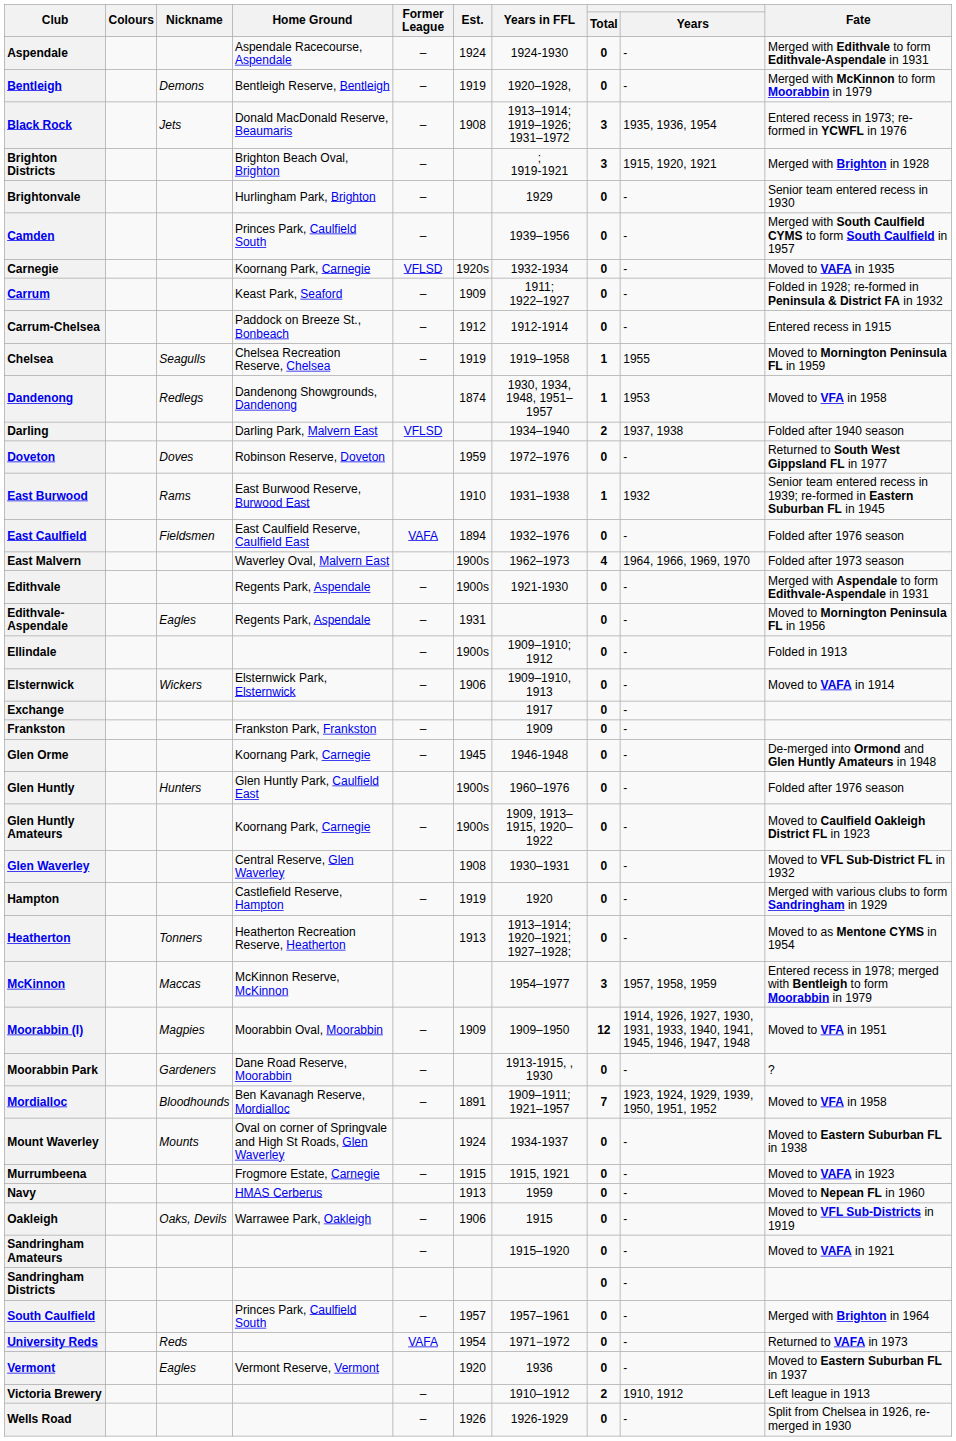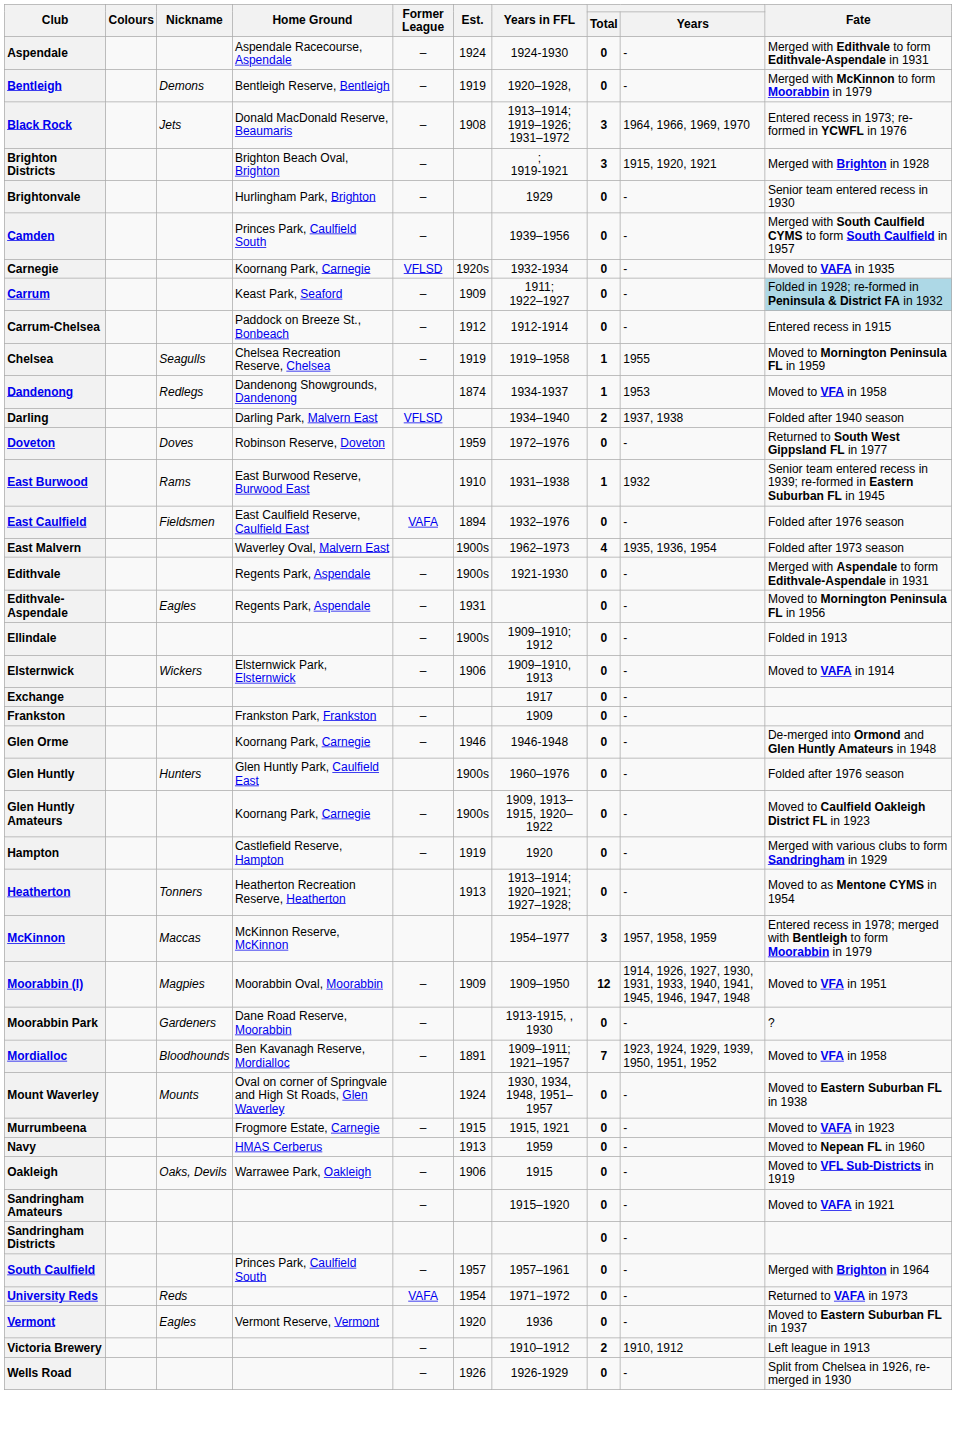(670, 125) 1935, 1936, 1954 -> (687, 125) 1964, 1966, 1969, 1970
(855, 294) no background -> (855, 294) lightblue background
(539, 398) 1930, 1934, 1948, 1951–1957 -> (539, 392) 1934-1937
(687, 561) 1964, 1966, 1969, 1970 -> (670, 548) 1935, 1936, 1954
(473, 755) 1945 -> (473, 741) 1946
- row: (48, 866)
(539, 1141) 1934-1937 -> (539, 1095) 1930, 1934, 1948, 1951–1957
